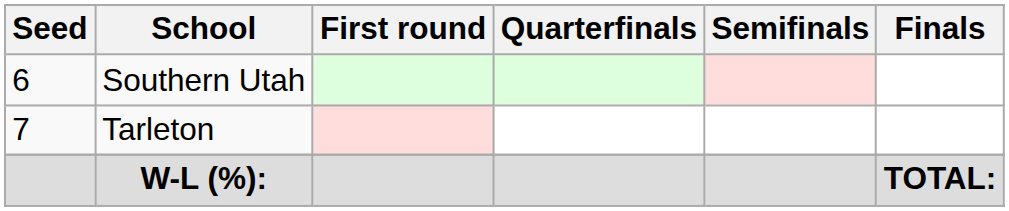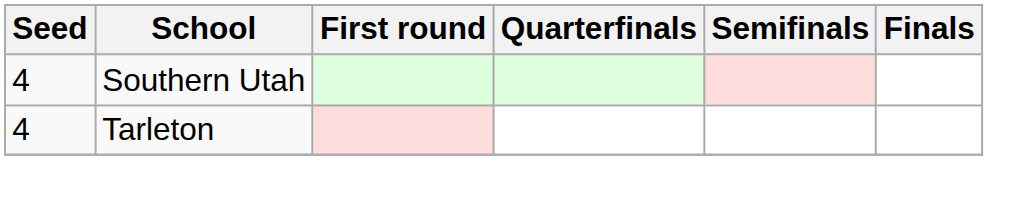(21, 79) 6 -> (21, 79) 4
(21, 129) 7 -> (21, 129) 4
- row: (204, 179)
